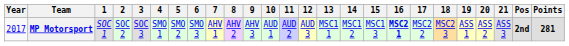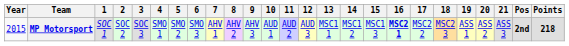(16, 29) 2017 -> (16, 29) 2015
(548, 29) 281 -> (548, 29) 218
